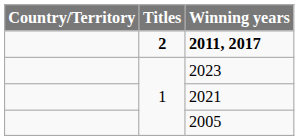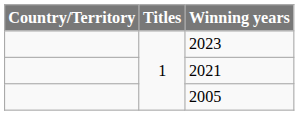- row: (225, 43)
